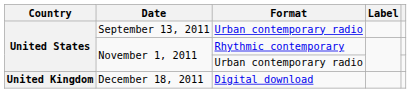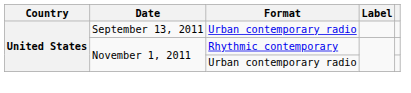- row: (151, 80)
